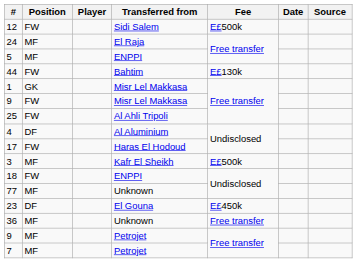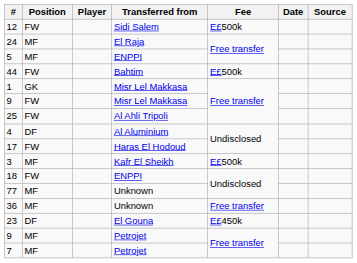(226, 72) E£130k -> (226, 72) E£500k
rows swapped: (12, 221) <-> (12, 206)
